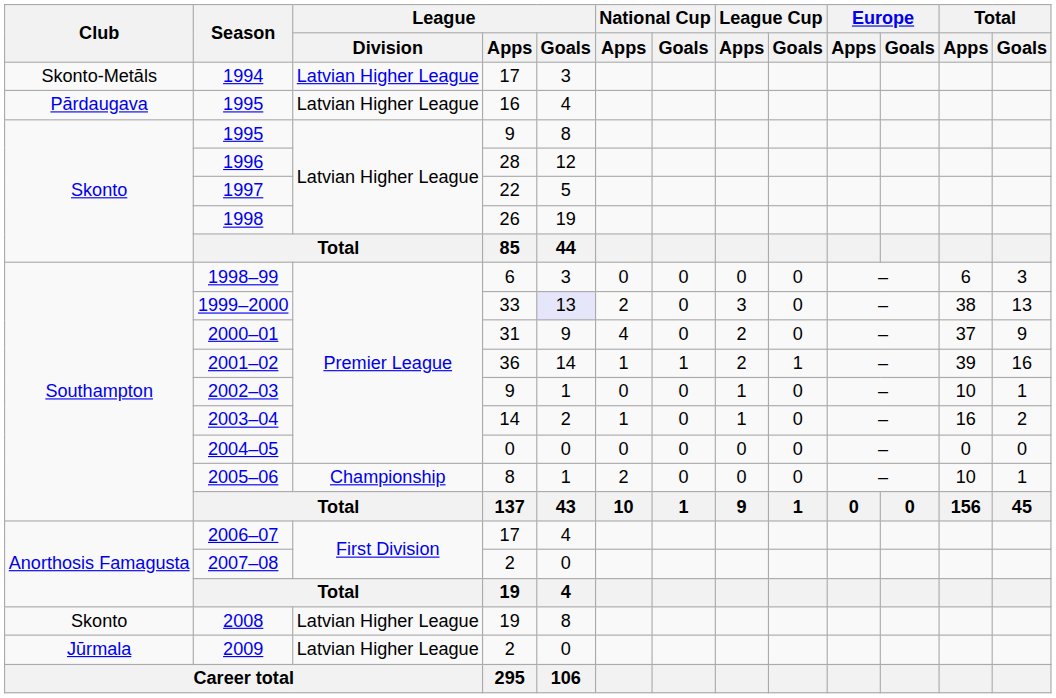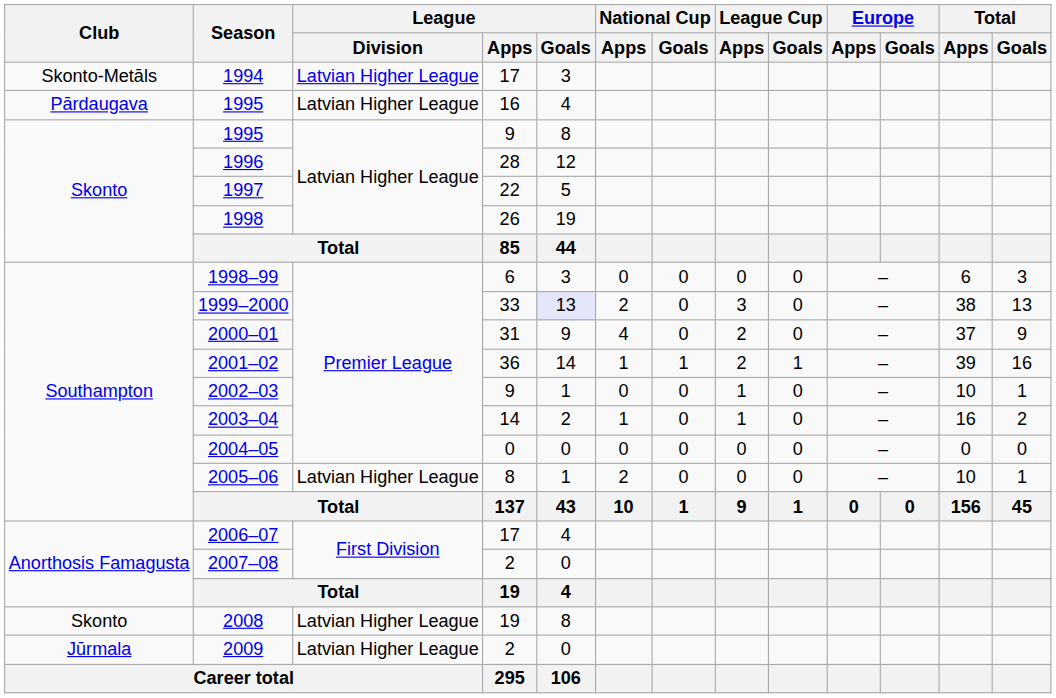(388, 477) Championship -> (388, 477) Latvian Higher League
